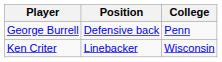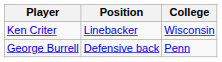rows swapped: (43, 30) <-> (32, 48)
